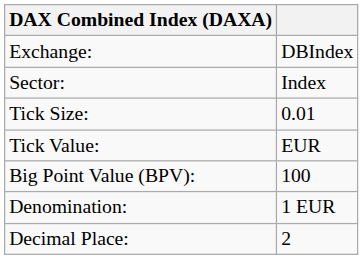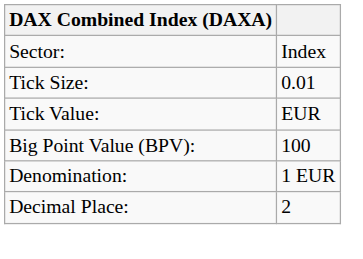- row: (51, 51)
